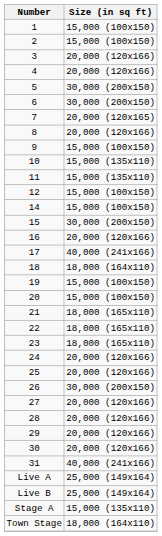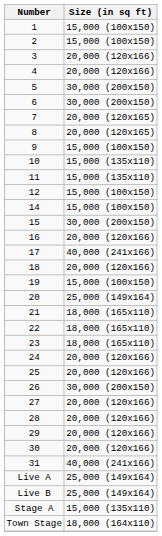(111, 132) 20,000 (120x166) -> (111, 132) 20,000 (120x165)
(111, 268) 18,000 (164x110) -> (111, 268) 20,000 (120x166)
(111, 298) 15,000 (100x150) -> (111, 298) 25,000 (149x164)
